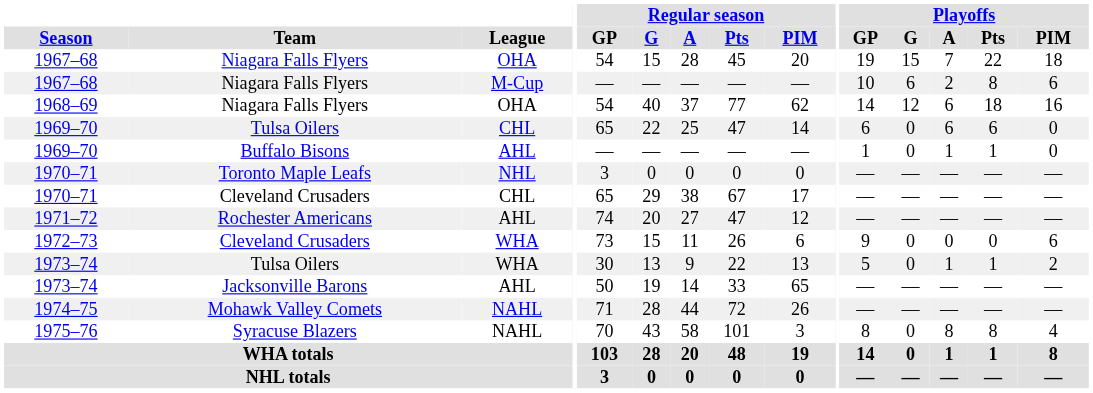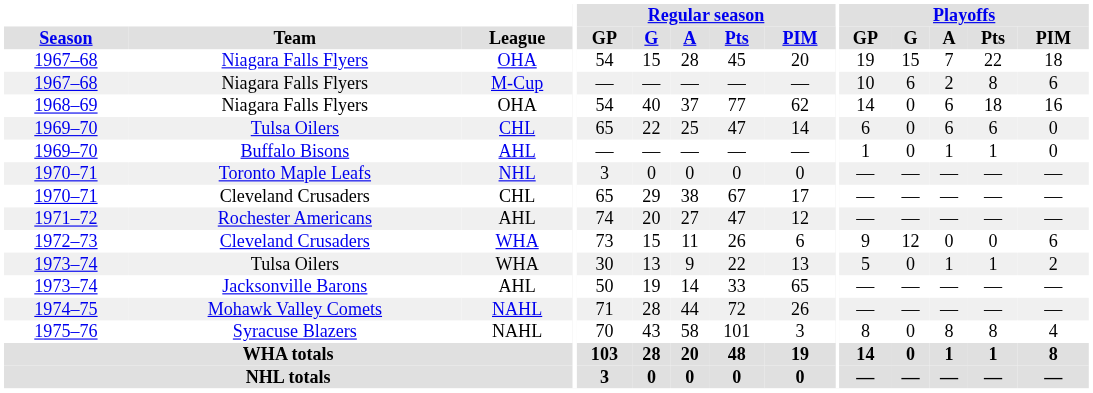(910, 105) 12 -> (910, 105) 0
(910, 241) 0 -> (910, 241) 12
